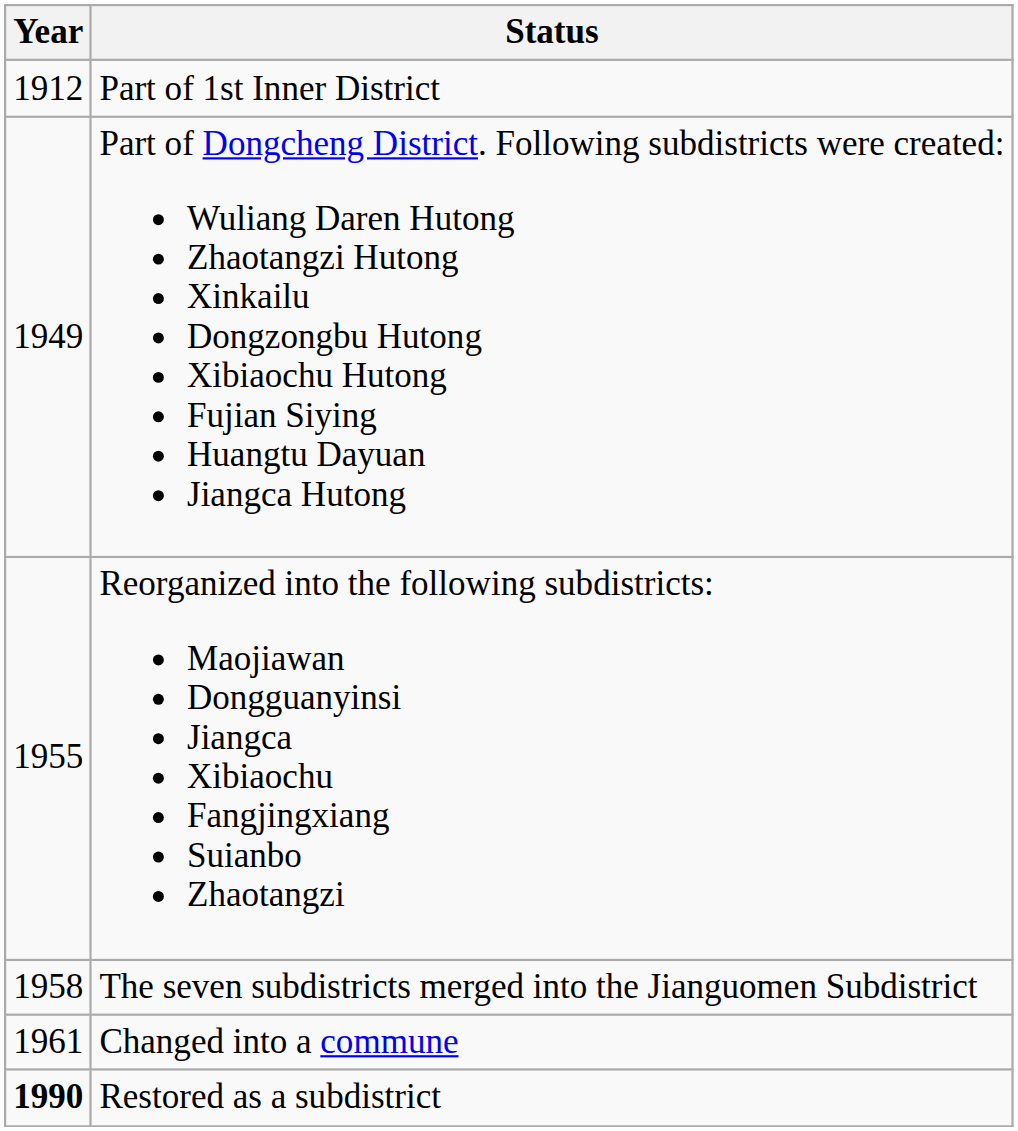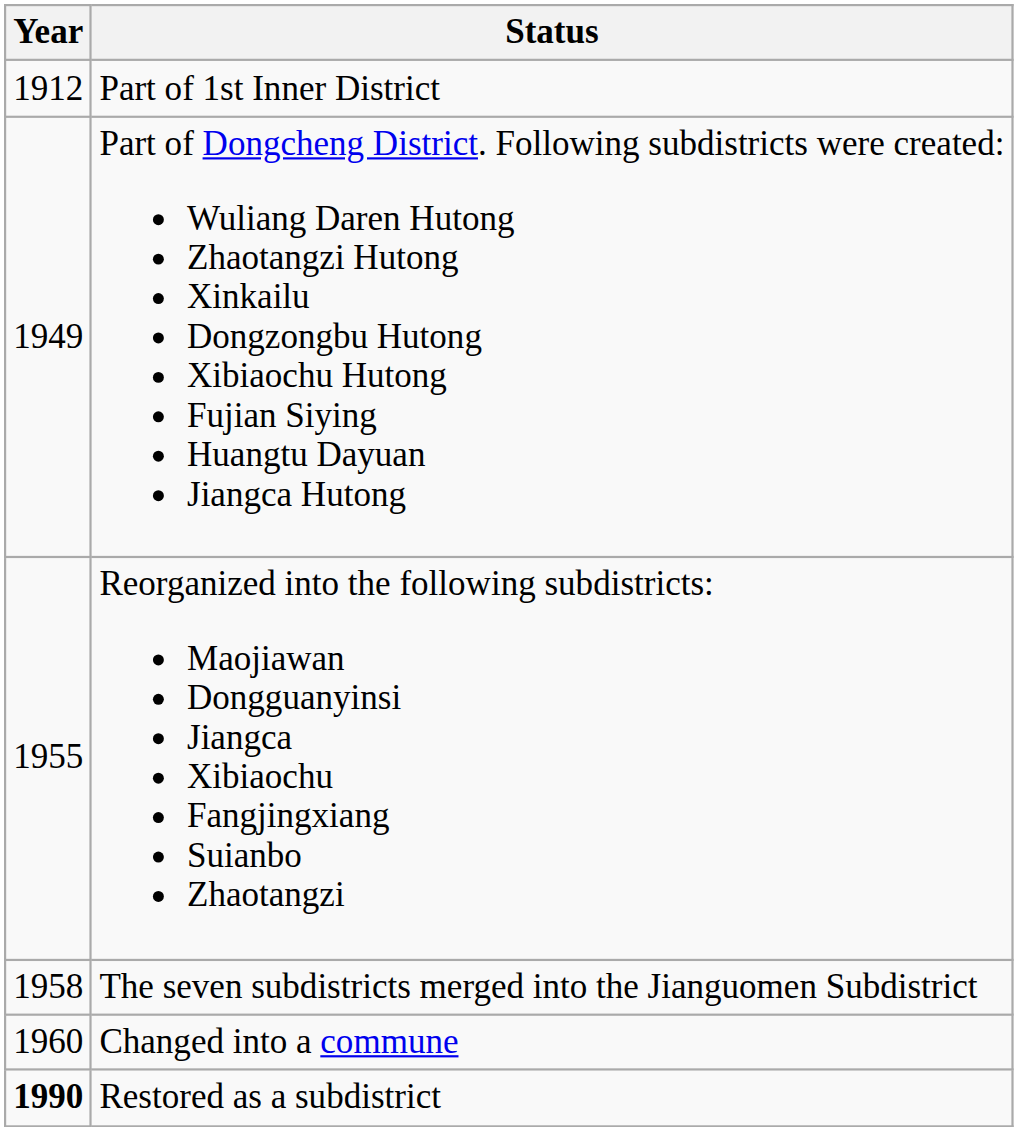(48, 1041) 1961 -> (48, 1041) 1960
